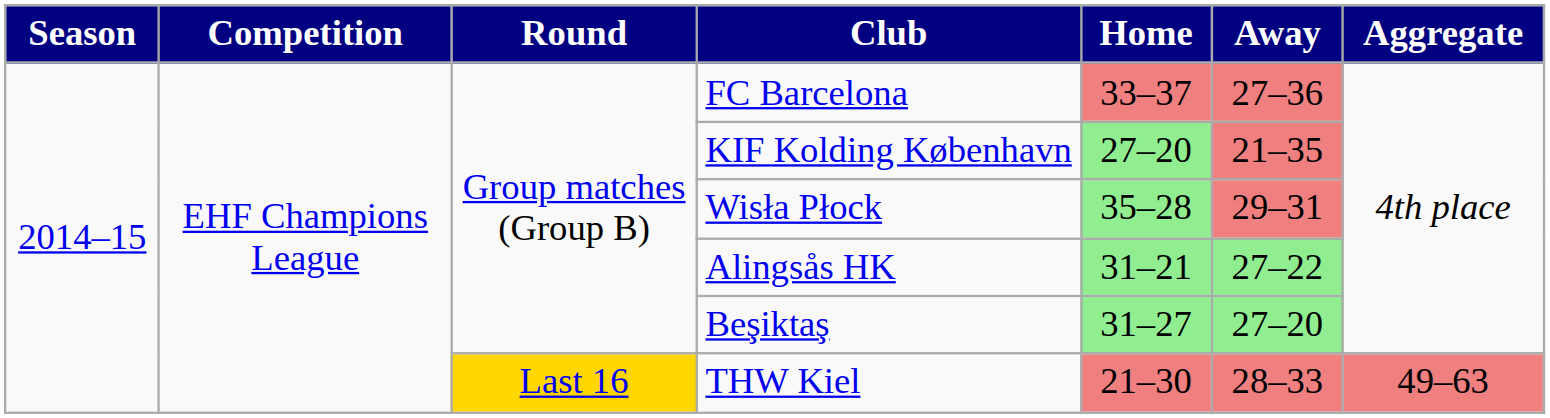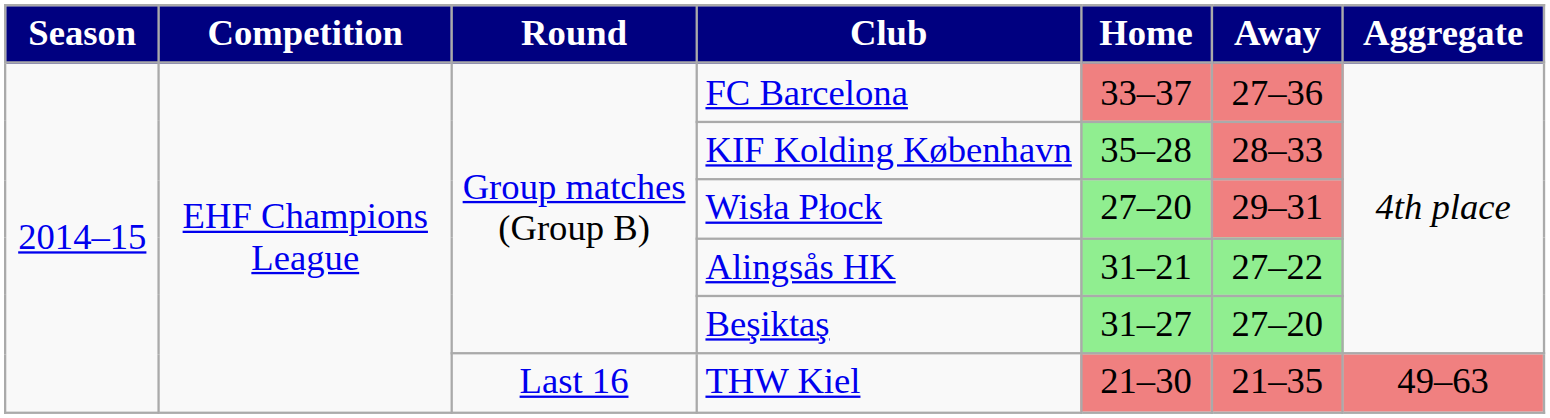(1146, 149) 27–20 -> (1146, 149) 35–28
(1277, 149) 21–35 -> (1277, 149) 28–33
(1146, 207) 35–28 -> (1146, 207) 27–20
(574, 382) gold background -> (574, 382) no background
(1277, 382) 28–33 -> (1277, 382) 21–35
